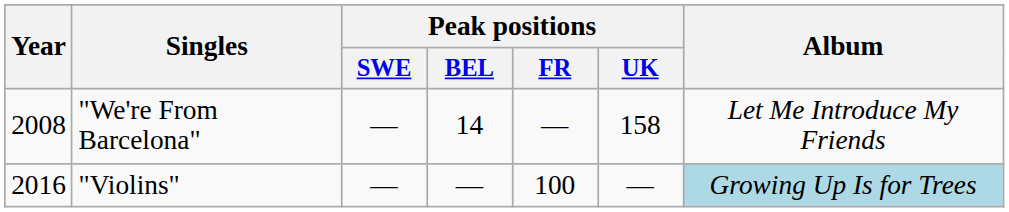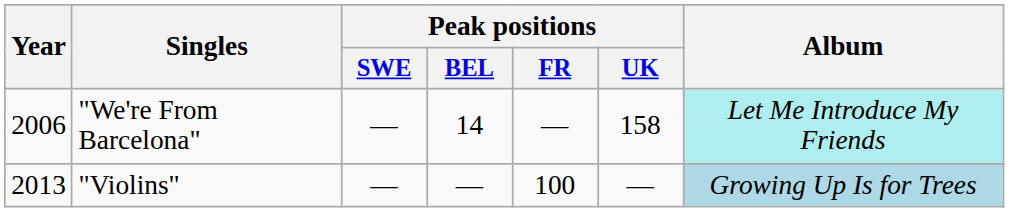(39, 125) 2008 -> (39, 125) 2006
(843, 125) no background -> (843, 125) paleturquoise background
(39, 184) 2016 -> (39, 184) 2013
